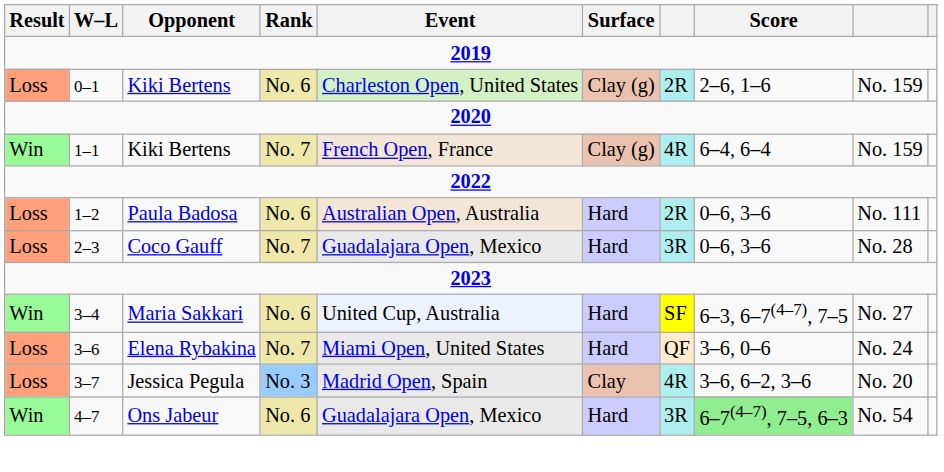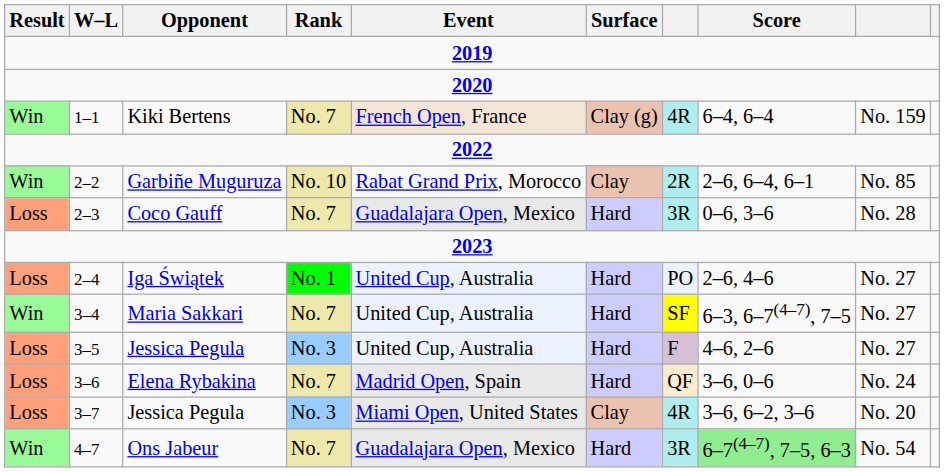- row: (87, 86)
- row: (87, 215)
+ row: (87, 183)
+ row: (87, 279)
(288, 313) No. 6 -> (313, 313) No. 7
+ row: (87, 349)
(433, 348) Miami Open, United States -> (438, 380) Madrid Open, Spain
(405, 380) Madrid Open, Spain -> (467, 412) Miami Open, United States
(288, 415) No. 6 -> (313, 447) No. 7
